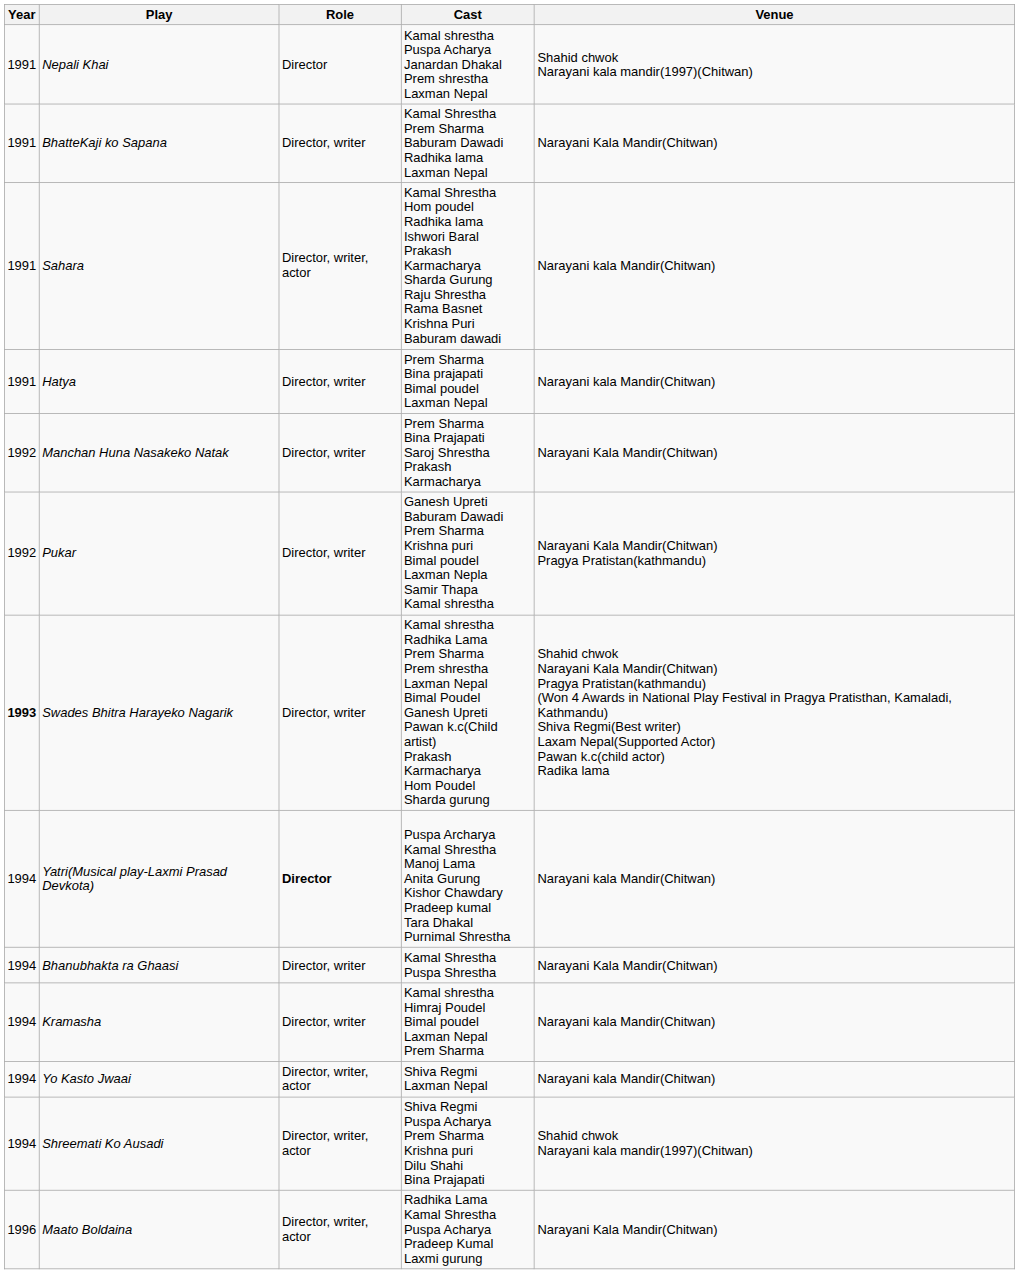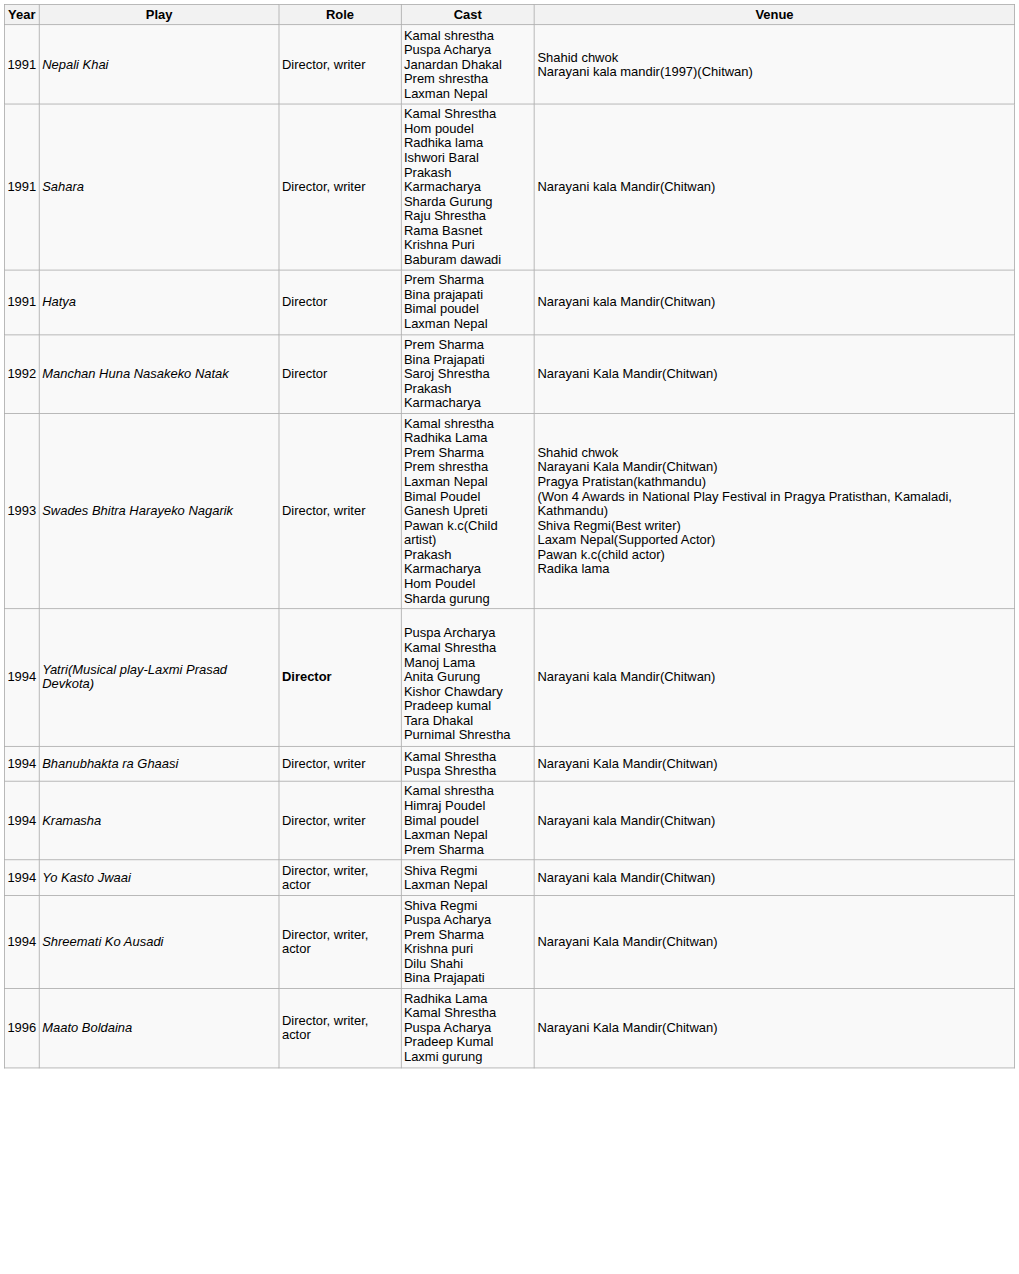(305, 64) Director -> (324, 64) Director, writer
- row: (105, 143)
(325, 265) Director, writer, actor -> (324, 187) Director, writer
(324, 381) Director, writer -> (305, 302) Director
(324, 452) Director, writer -> (305, 374) Director
- row: (59, 553)
(22, 712) bold -> (22, 511) normal
(645, 1143) Shahid chwok Narayani kala mandir(1997)(Chitwan) -> (627, 942) Narayani Kala Mandir(Chitwan)
